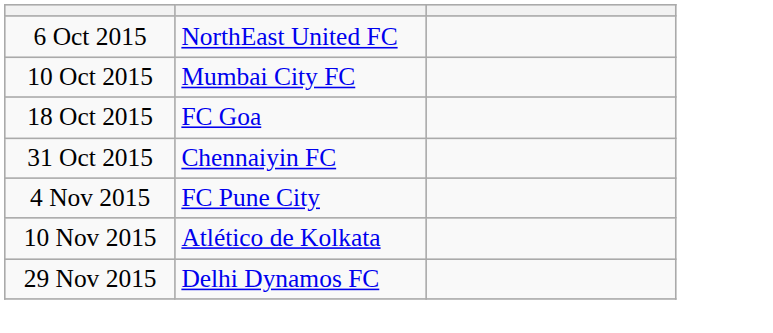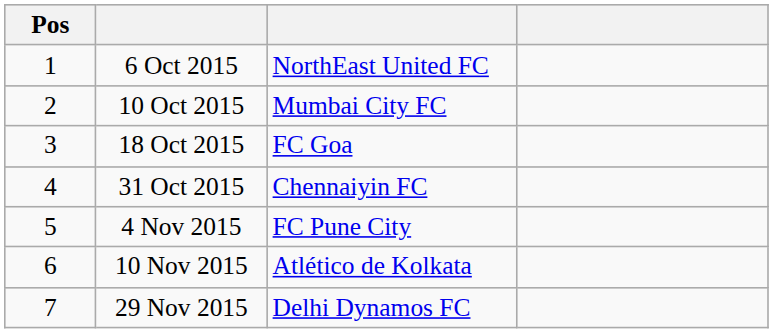+ column: (50, 24)
